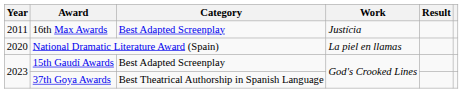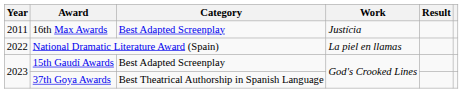(17, 46) 2020 -> (17, 46) 2022
